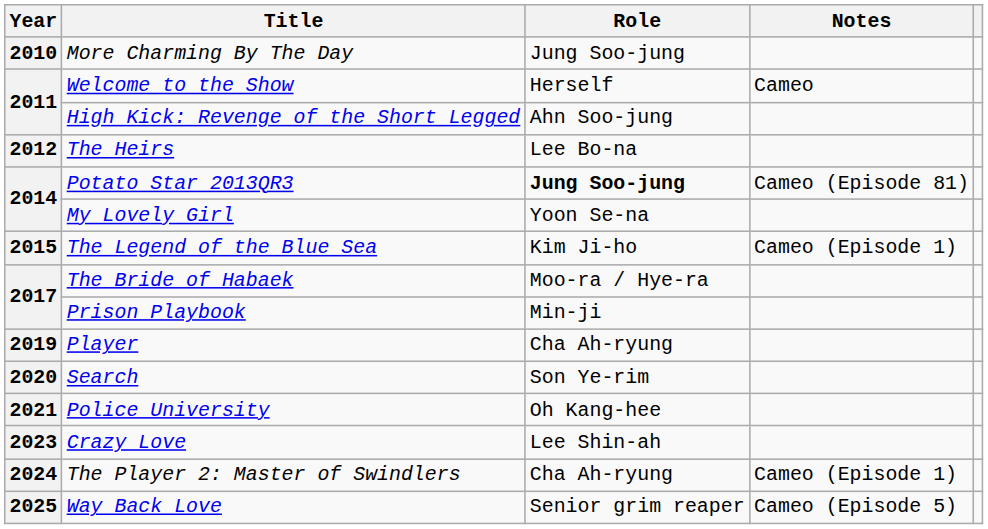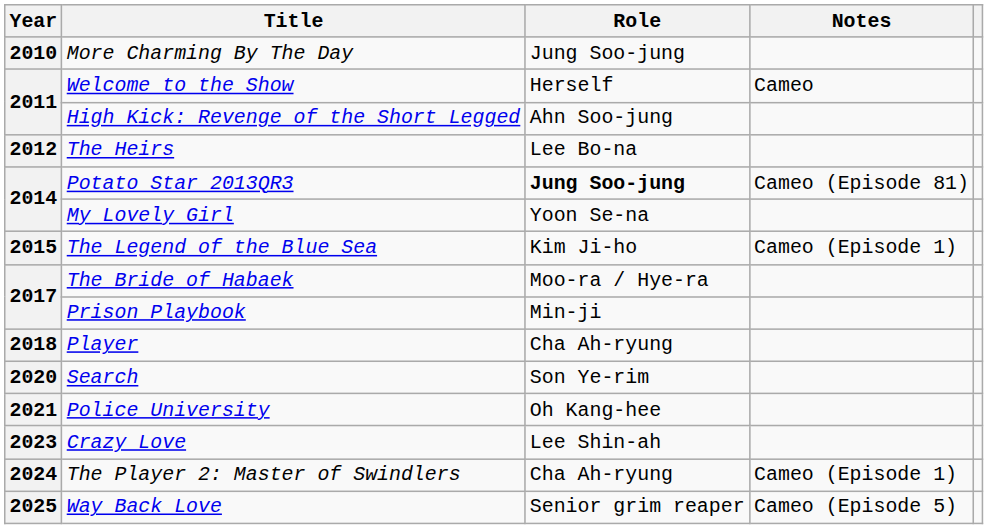(33, 345) 2019 -> (33, 345) 2018
